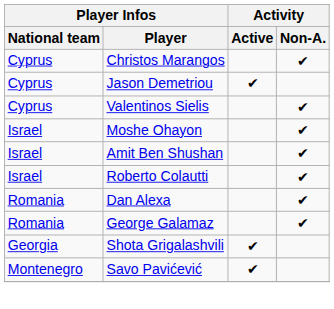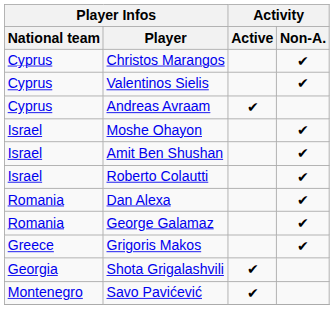- row: (160, 83)
+ row: (158, 107)
+ row: (154, 246)
